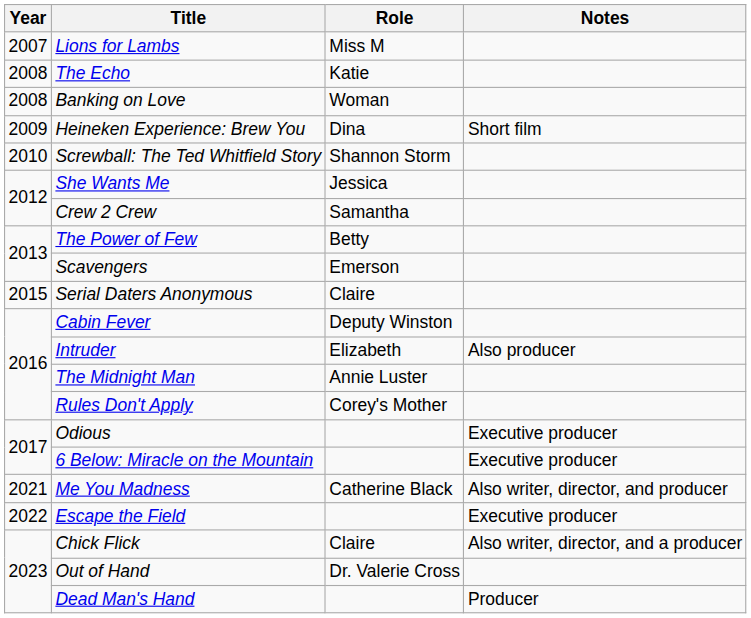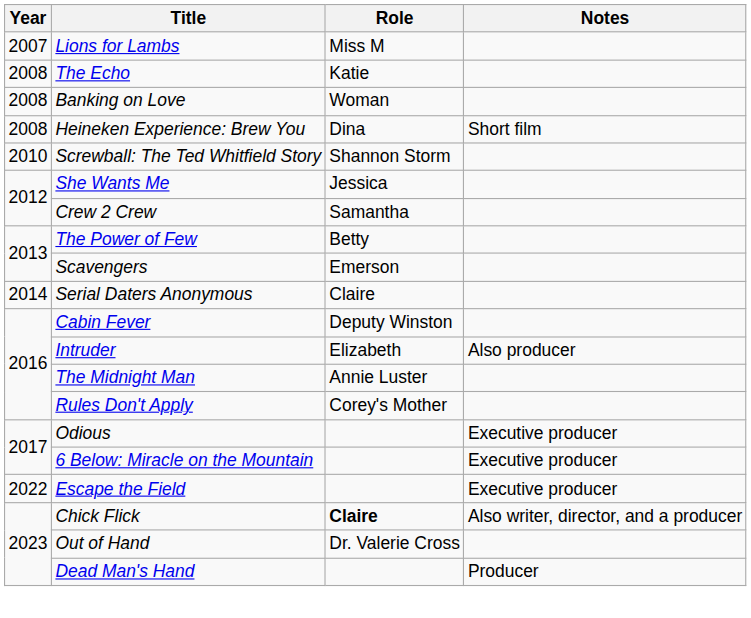(28, 128) 2009 -> (28, 128) 2008
(28, 294) 2015 -> (28, 294) 2014
- row: (123, 488)
(352, 543) normal -> (354, 516) bold
